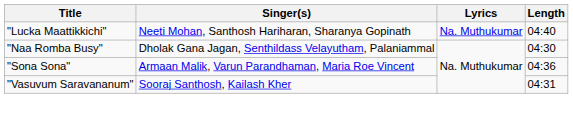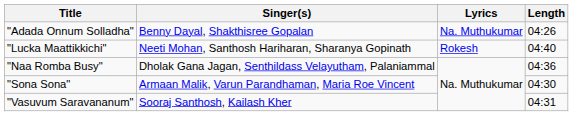+ row: (70, 31)
(481, 31) Na. Muthukumar -> (459, 48) Rokesh
(542, 48) 04:30 -> (542, 66) 04:36
(542, 66) 04:36 -> (542, 84) 04:30
